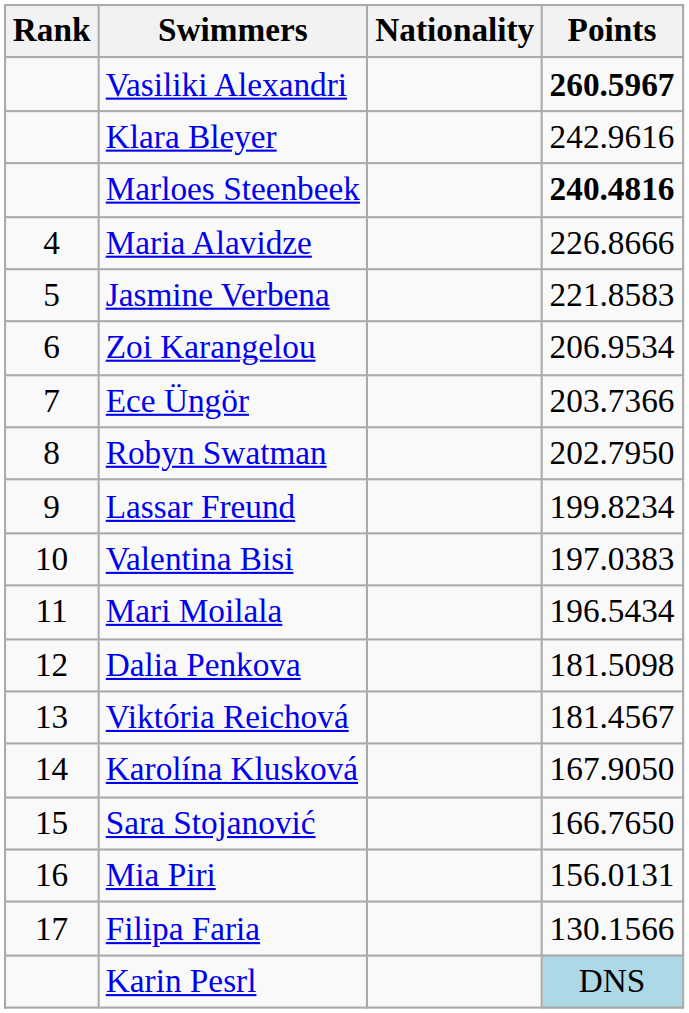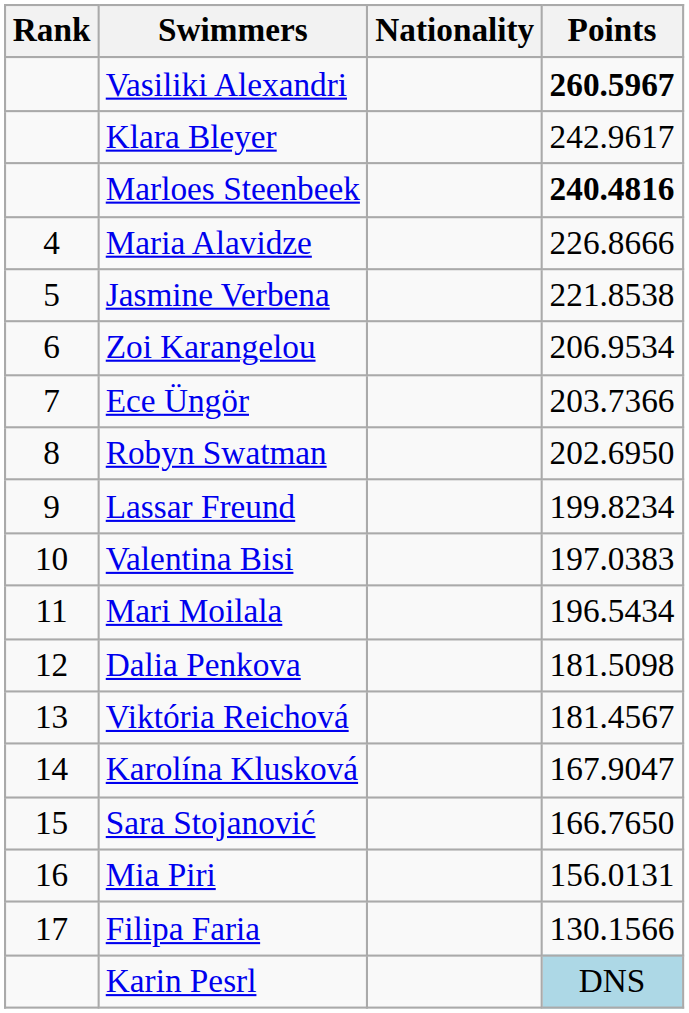(612, 136) 242.9616 -> (612, 136) 242.9617
(612, 294) 221.8583 -> (612, 294) 221.8538
(612, 453) 202.7950 -> (612, 453) 202.6950
(612, 769) 167.9050 -> (612, 769) 167.9047
